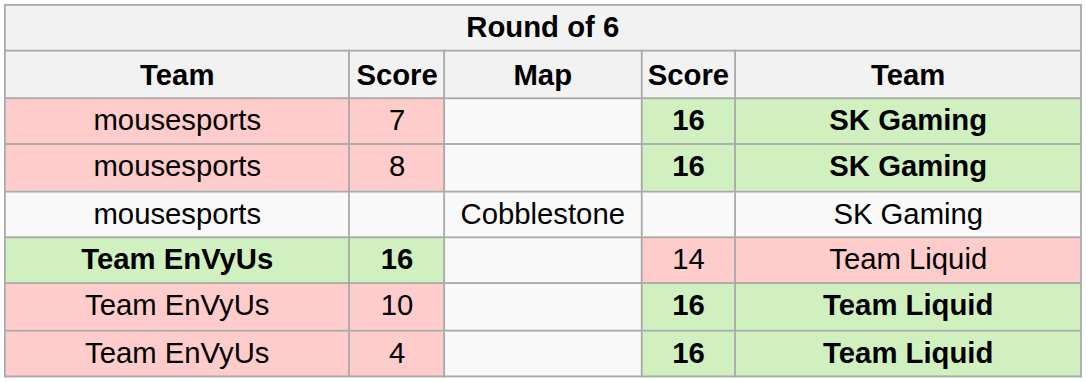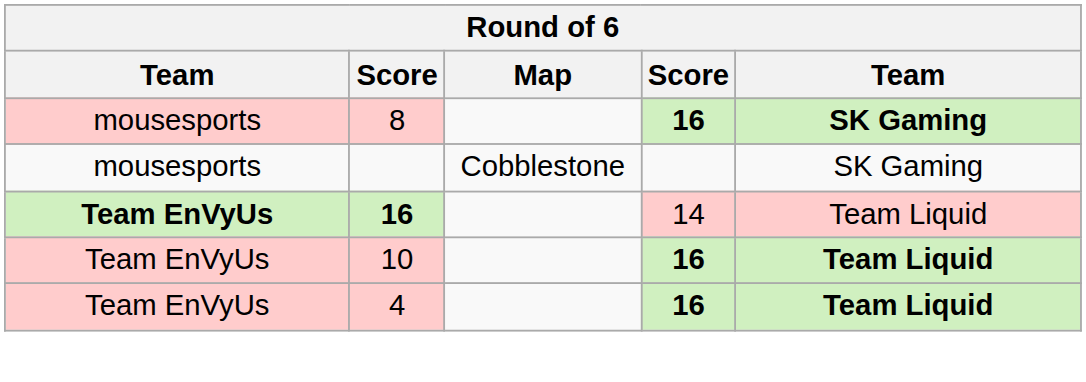- row: (397, 120)
